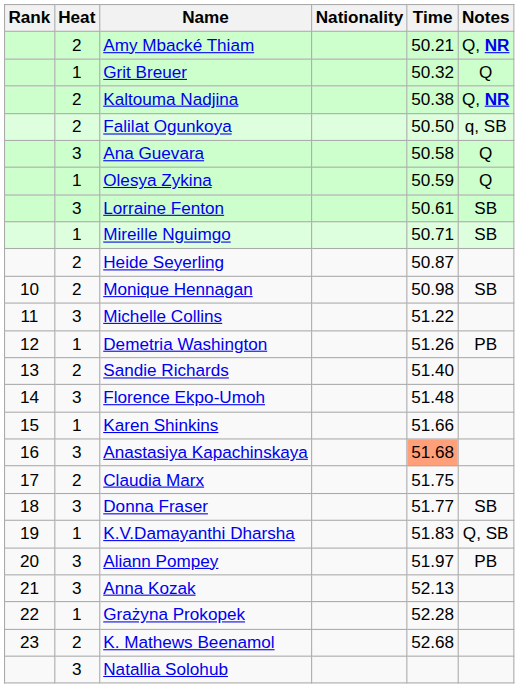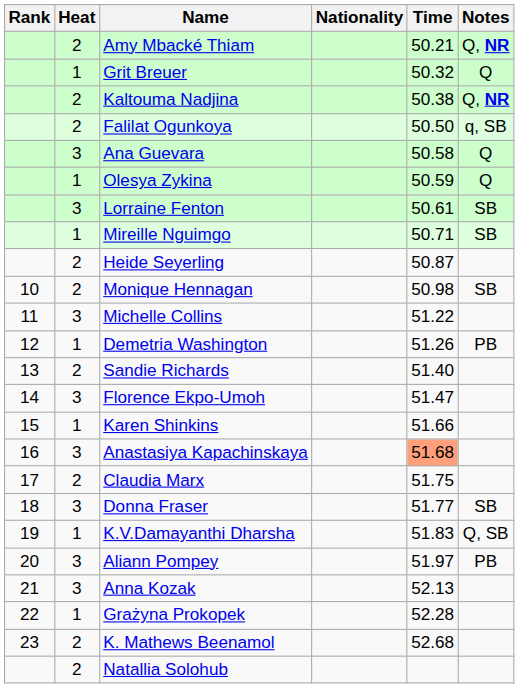(433, 398) 51.48 -> (433, 398) 51.47
(77, 669) 3 -> (77, 669) 2
